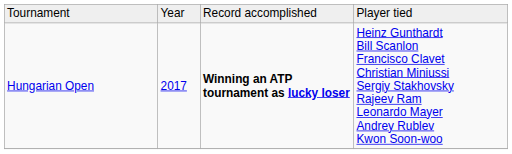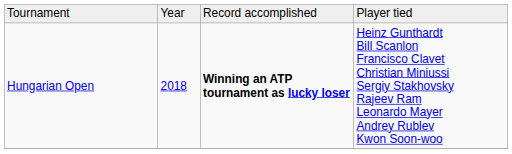(174, 85) 2017 -> (174, 85) 2018
